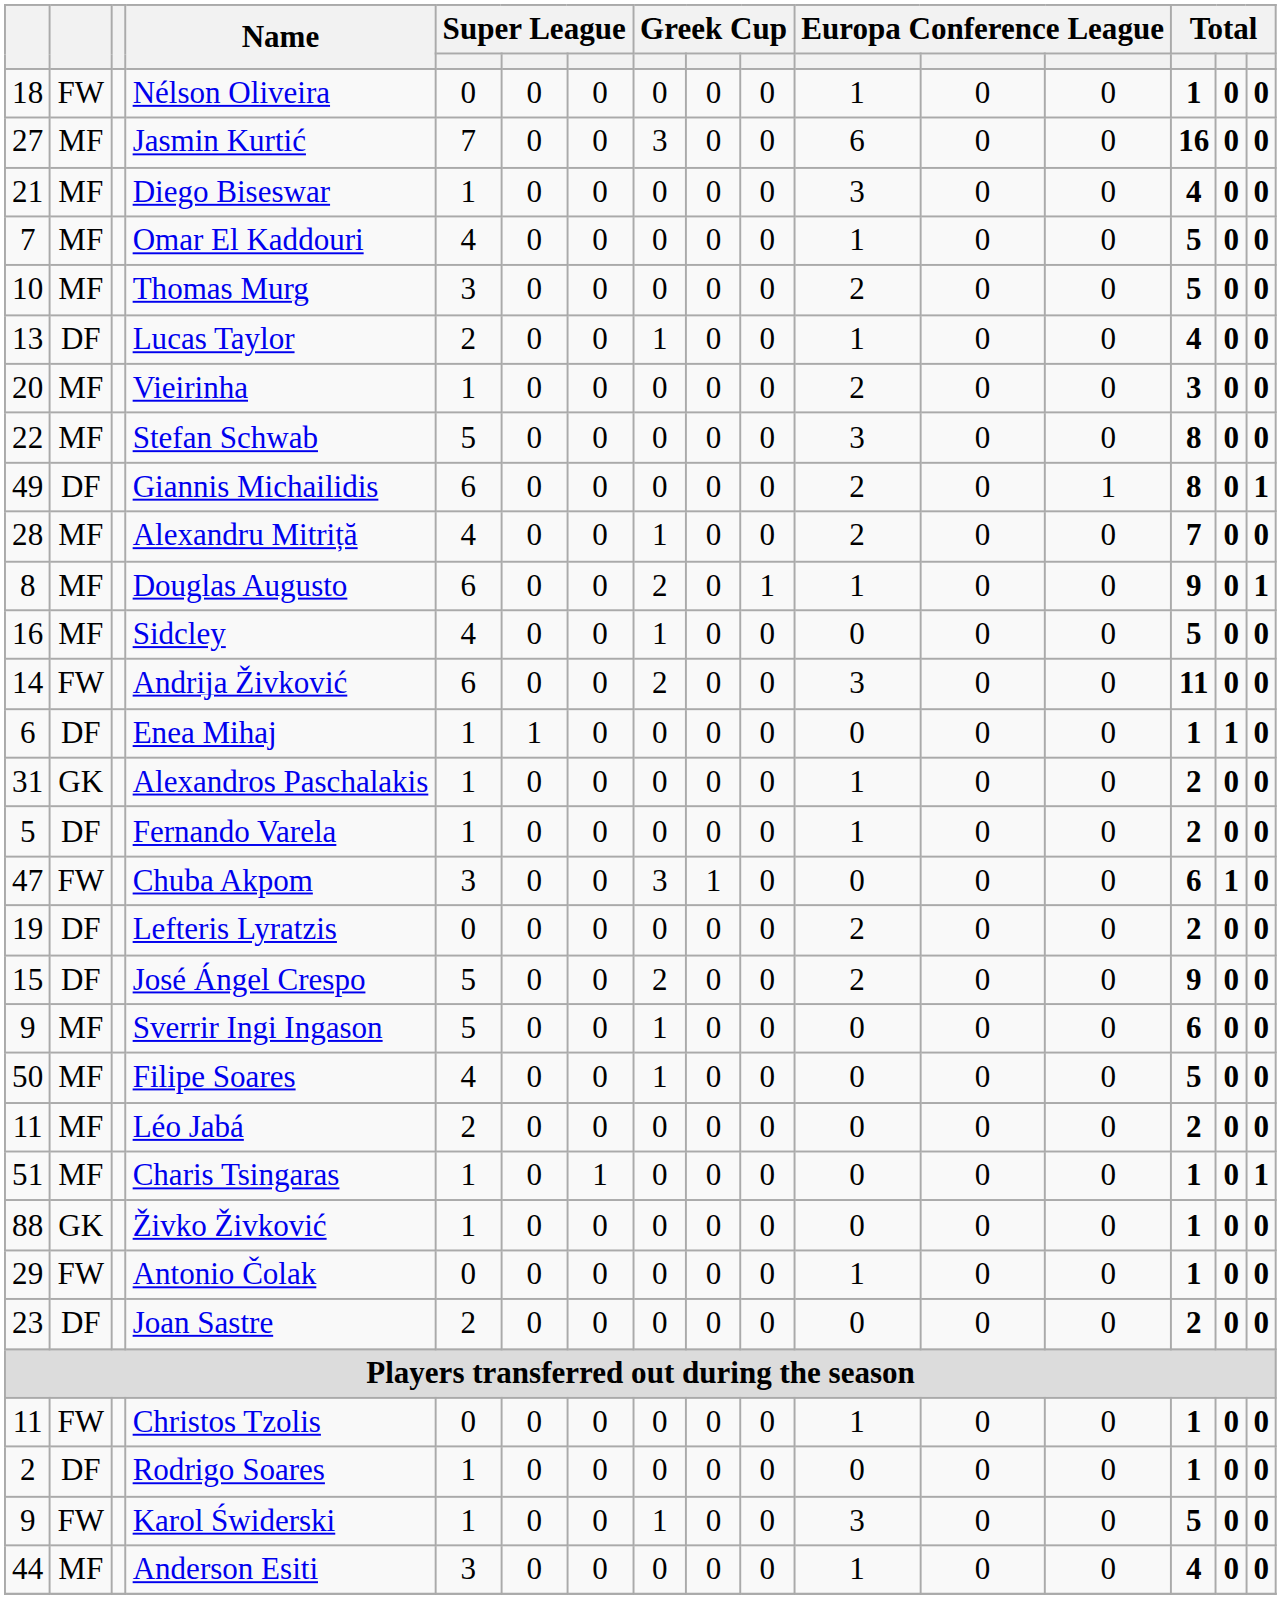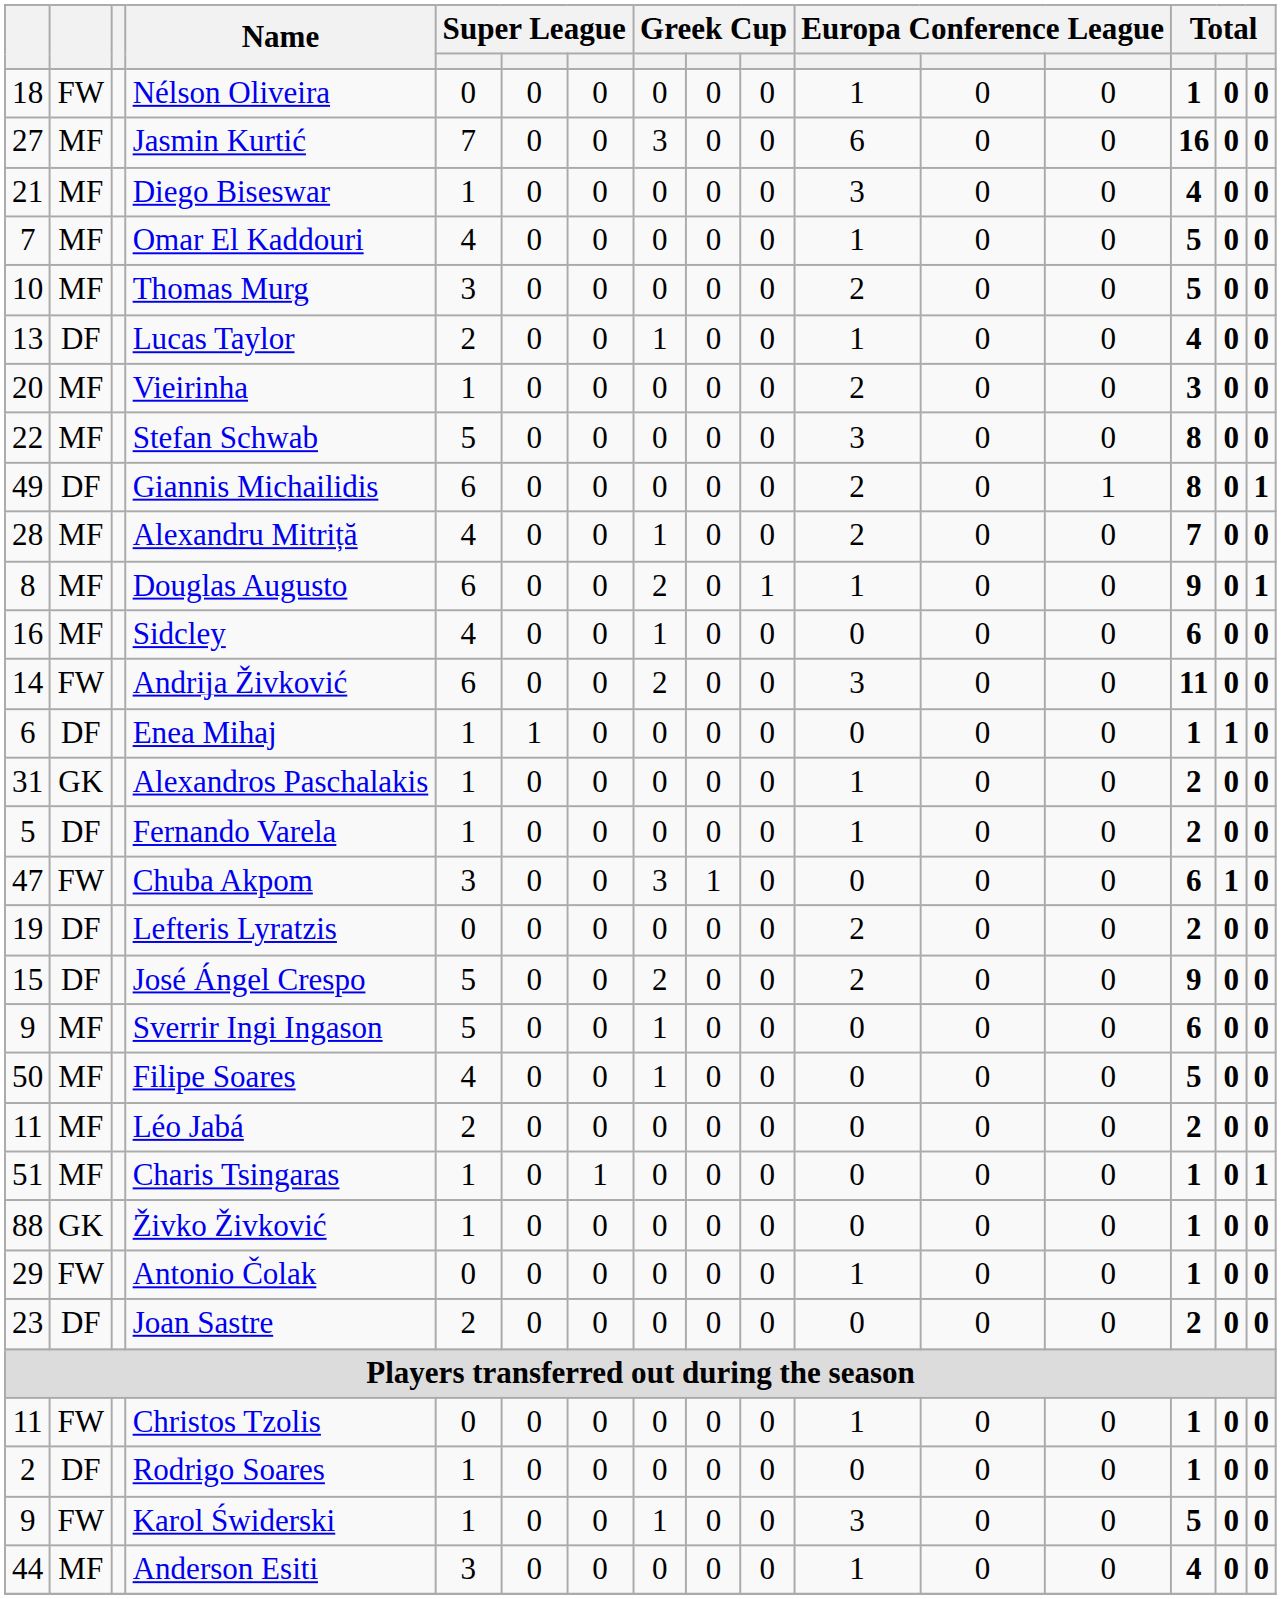(1194, 634) 5 -> (1194, 634) 6
